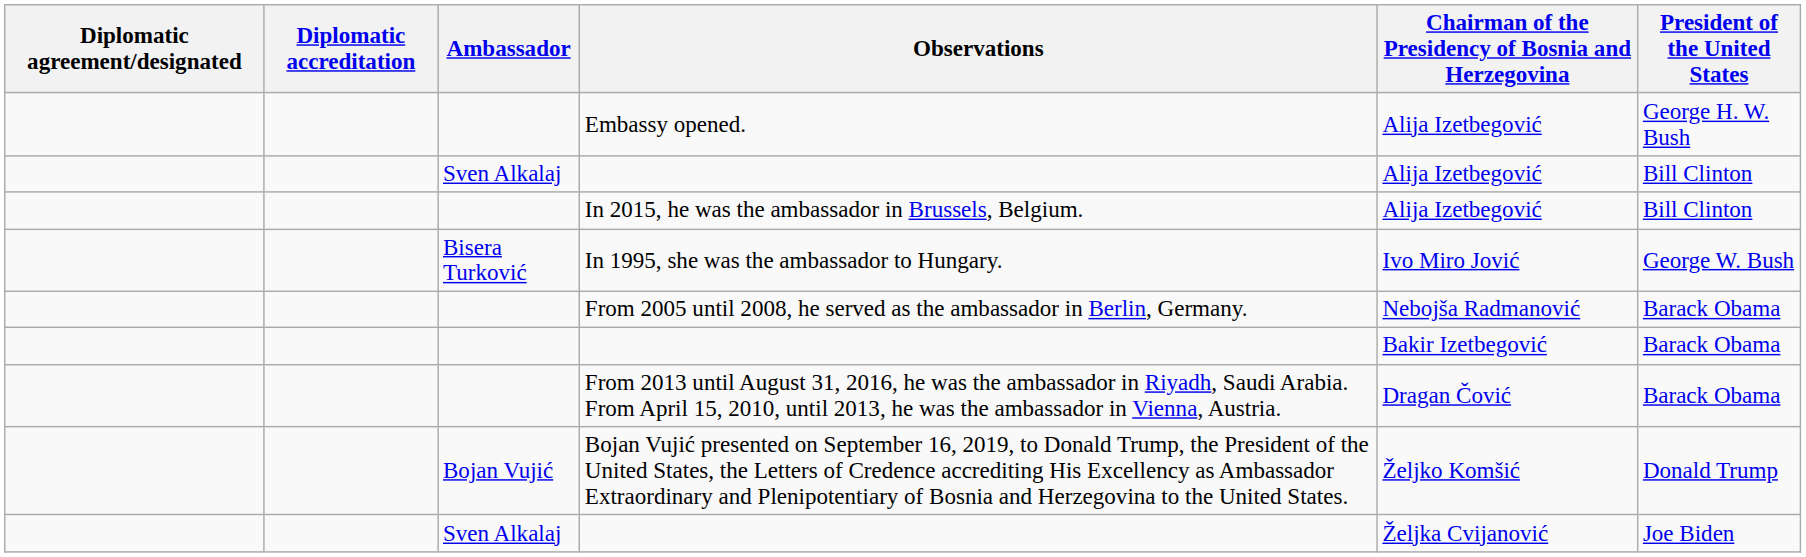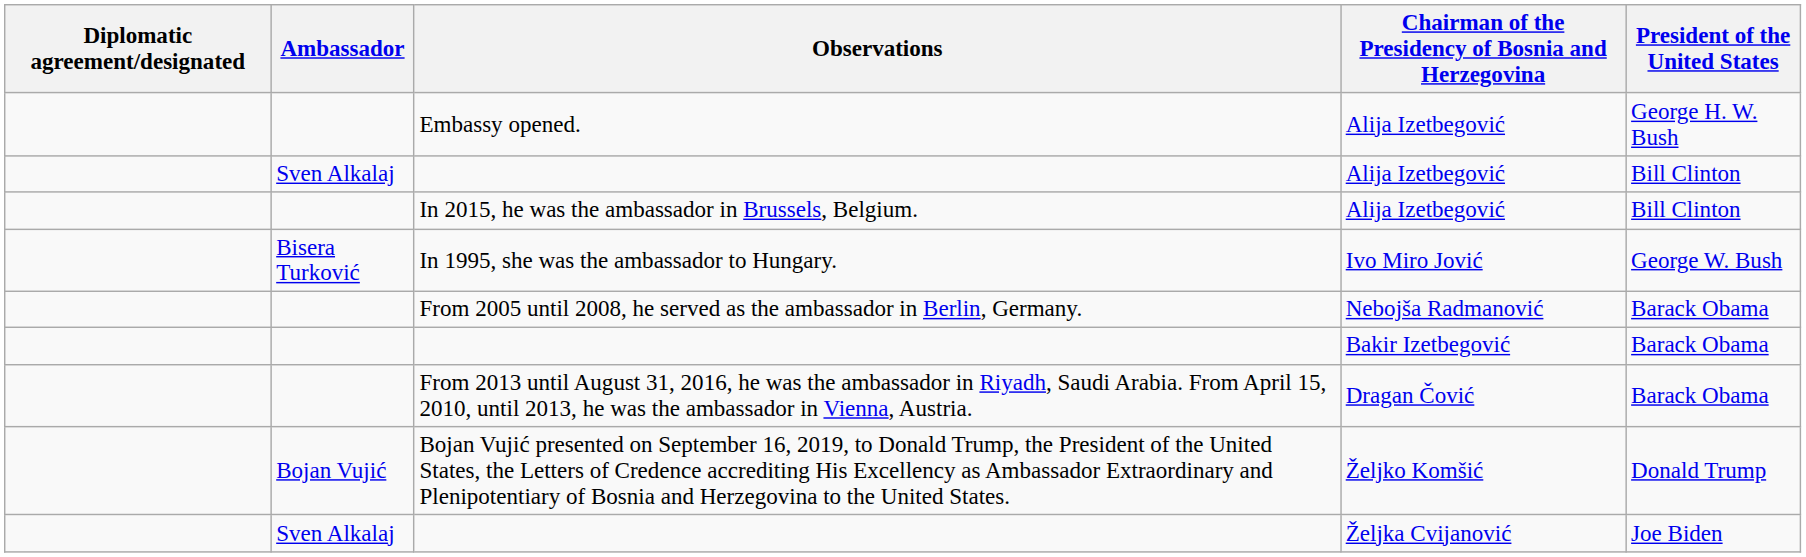- column: (351, 48)
